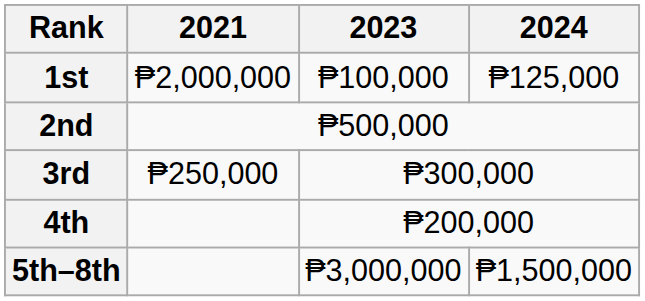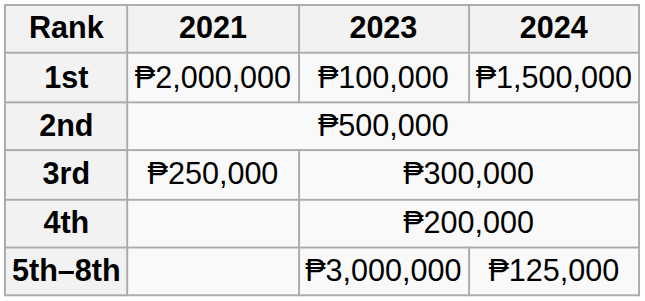(554, 77) ₱125,000 -> (554, 77) ₱1,500,000
(554, 271) ₱1,500,000 -> (554, 271) ₱125,000
